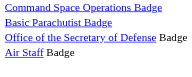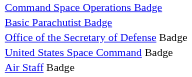+ row: (89, 52)
